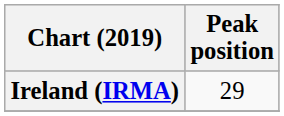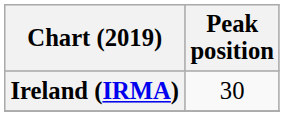(232, 90) 29 -> (232, 90) 30
